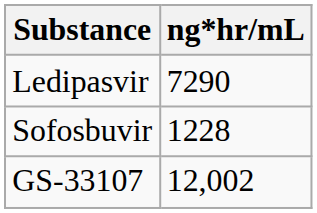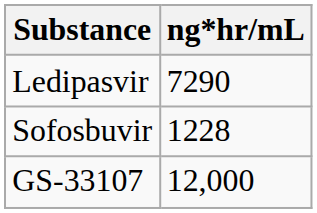(211, 181) 12,002 -> (211, 181) 12,000
